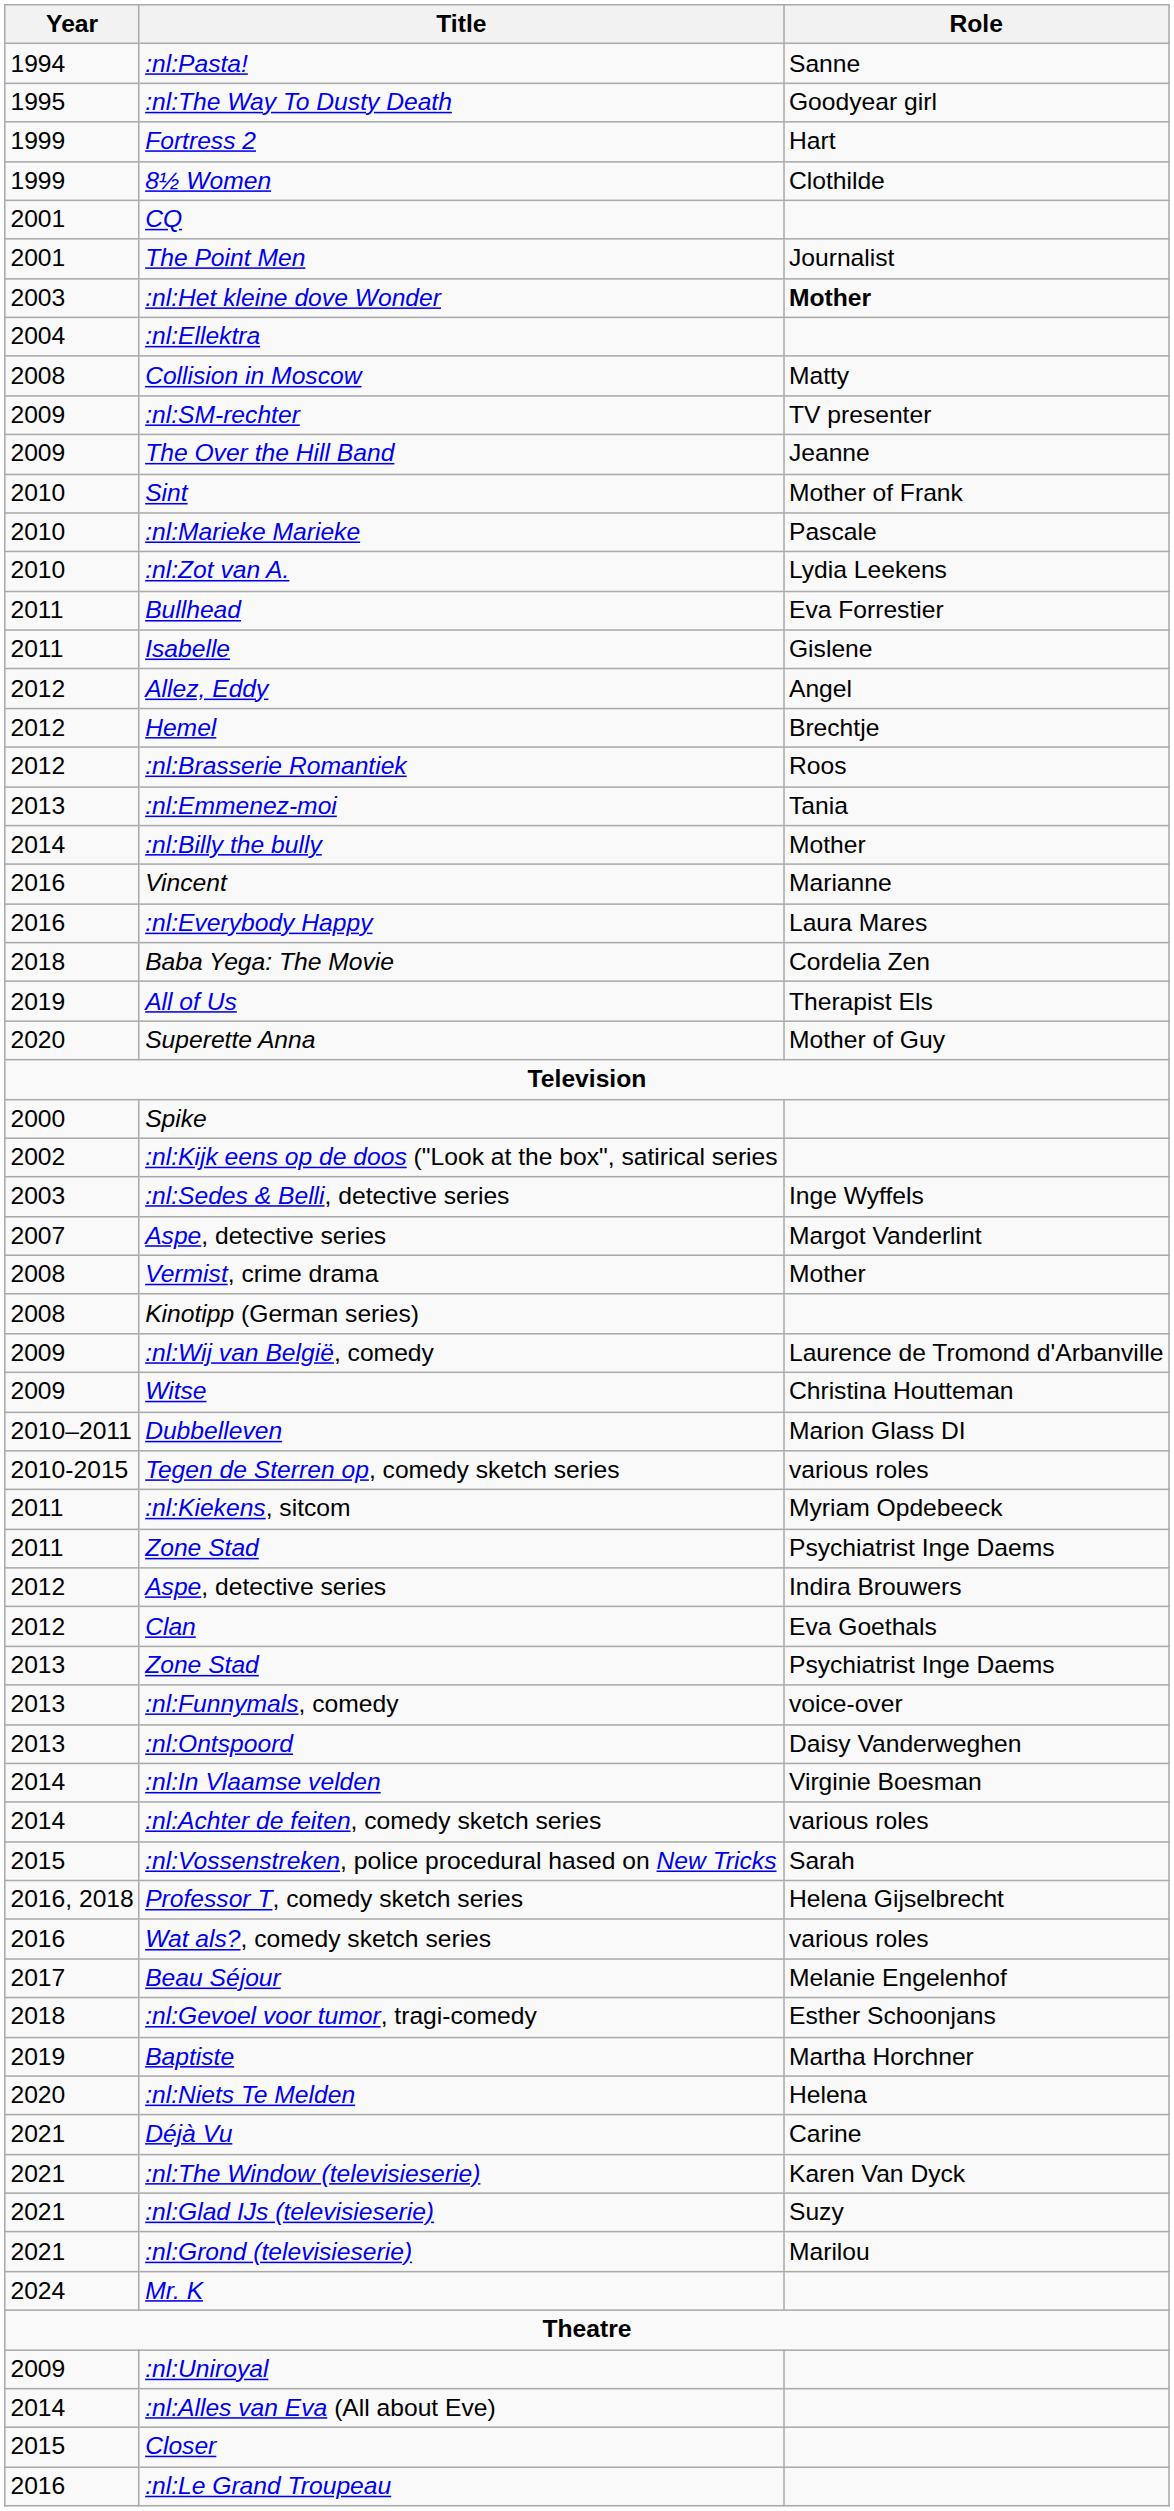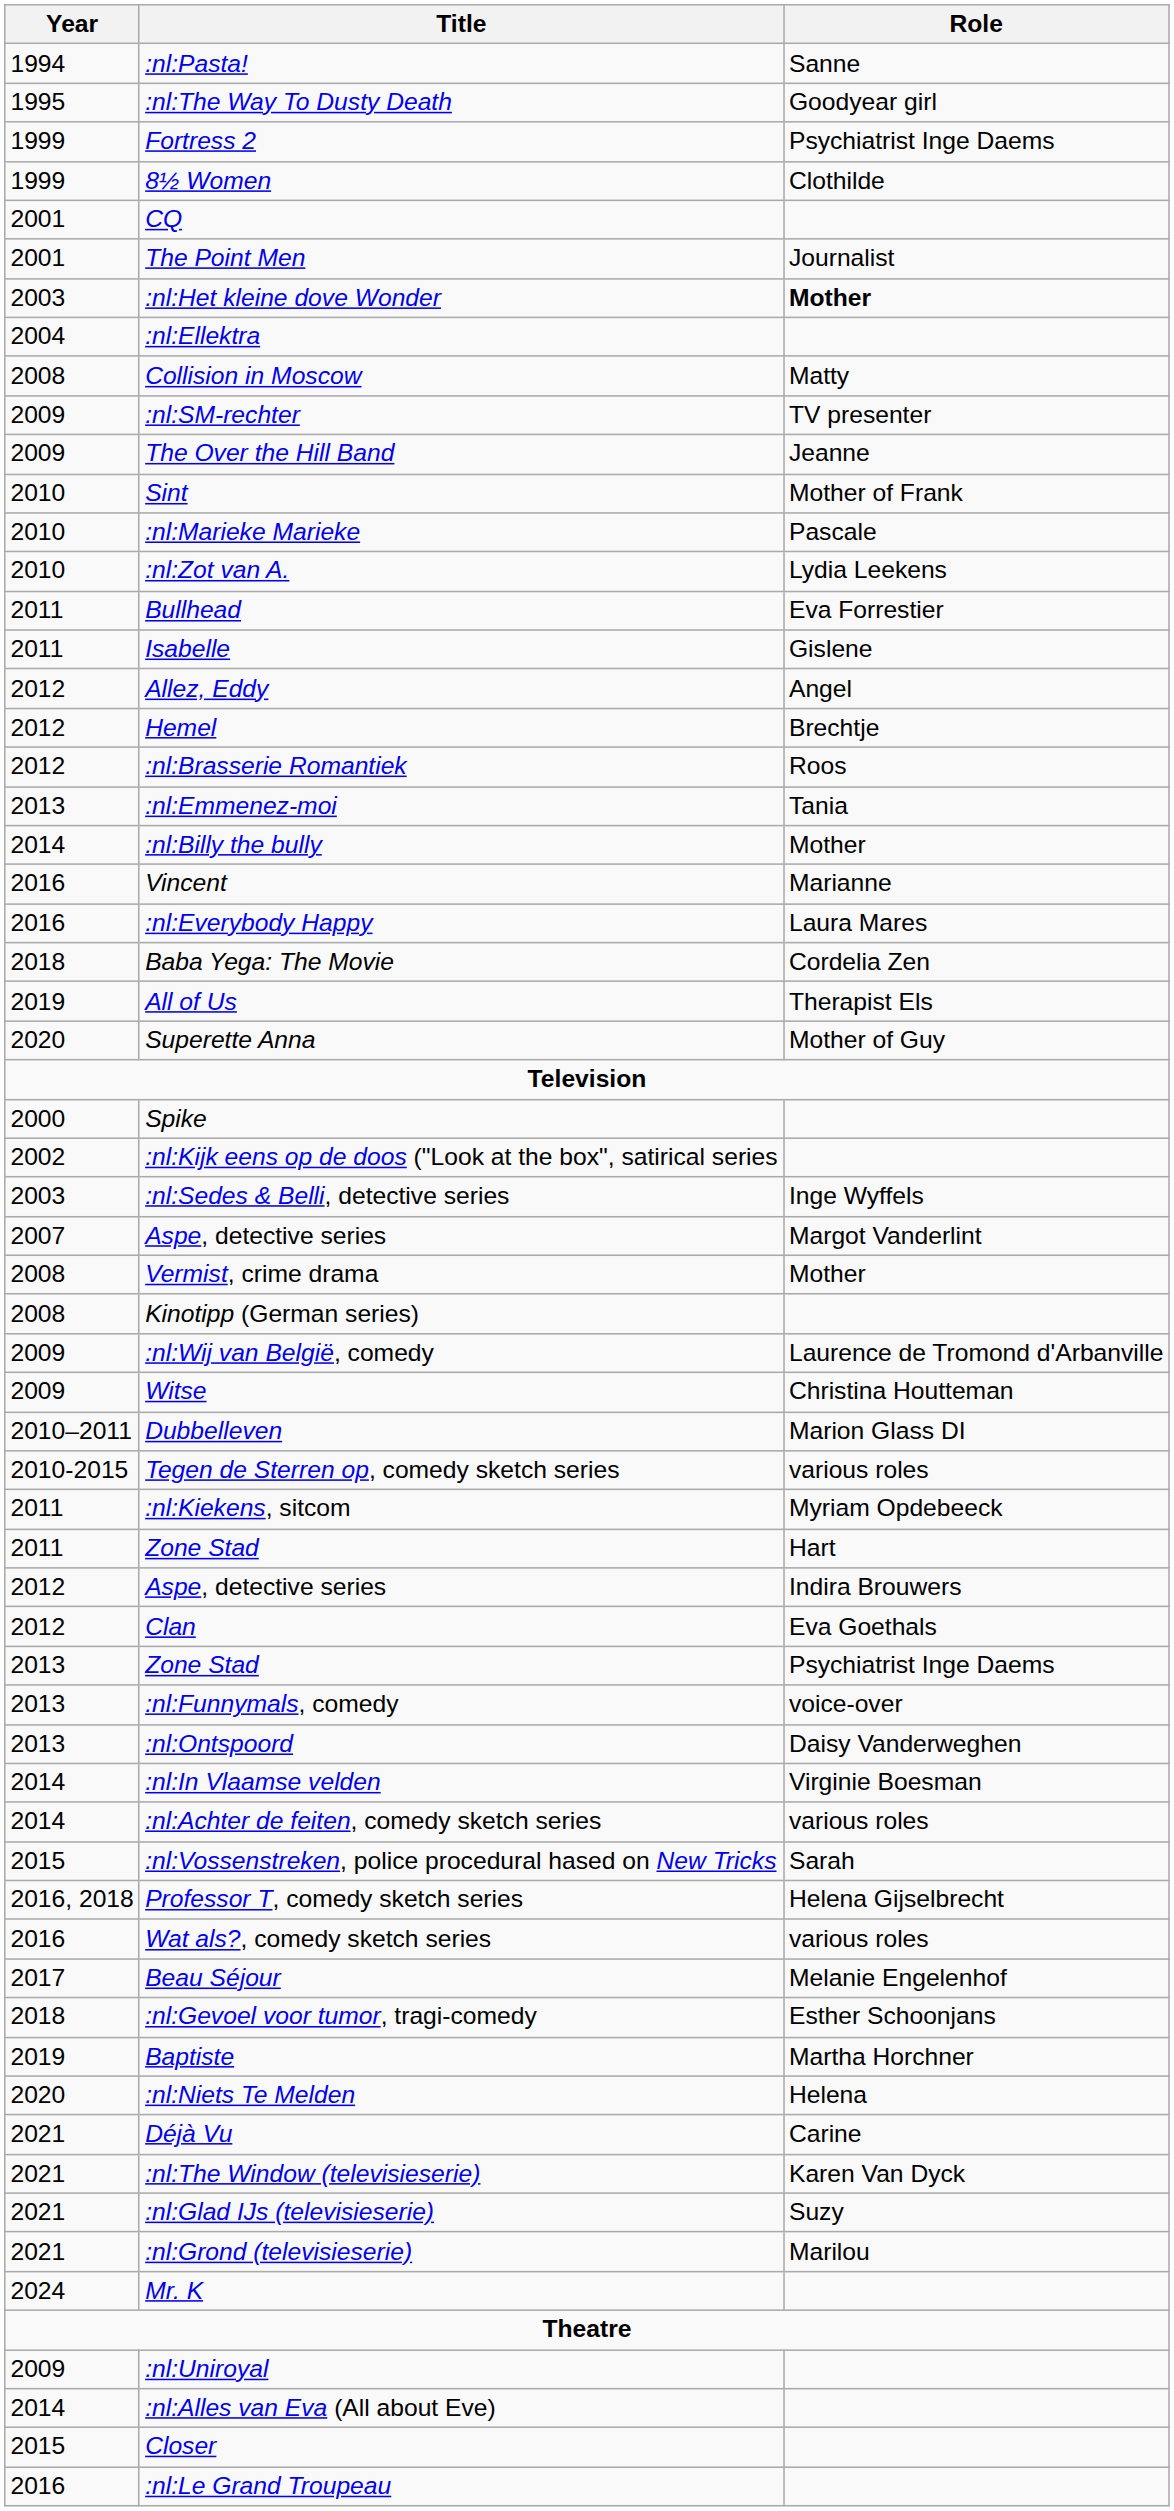(812, 141) Hart -> (922, 141) Psychiatrist Inge Daems
(922, 1548) Psychiatrist Inge Daems -> (812, 1548) Hart
